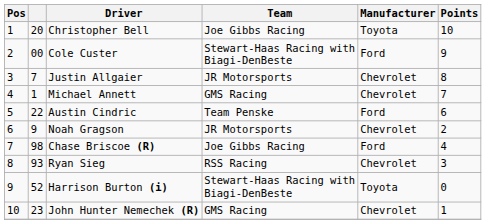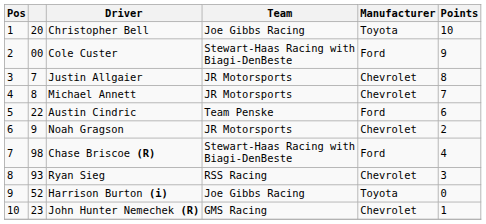(34, 94) 1 -> (34, 94) 8
(236, 94) GMS Racing -> (248, 94) JR Motorsports
(255, 146) Joe Gibbs Racing -> (280, 152) Stewart-Haas Racing with Biagi-DenBeste
(280, 187) Stewart-Haas Racing with Biagi-DenBeste -> (255, 193) Joe Gibbs Racing
